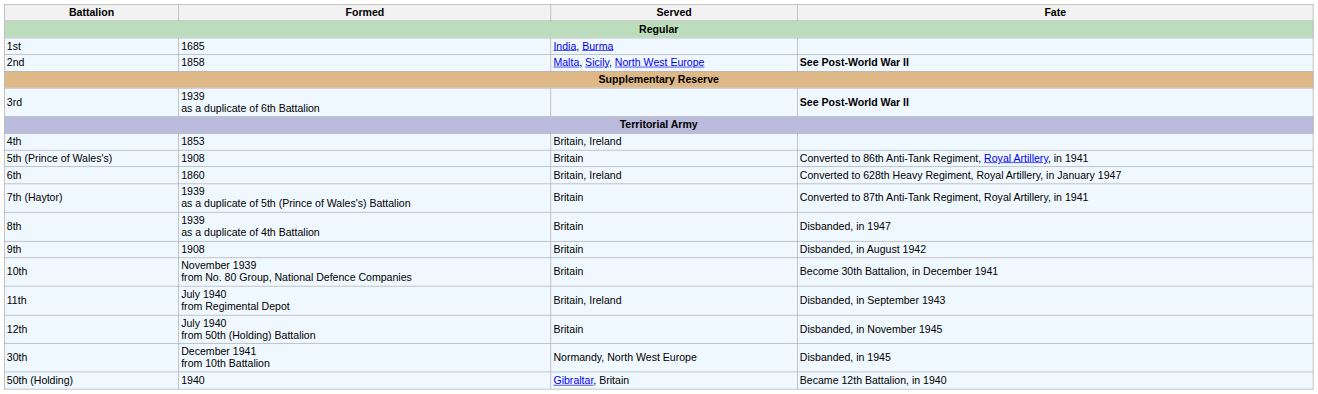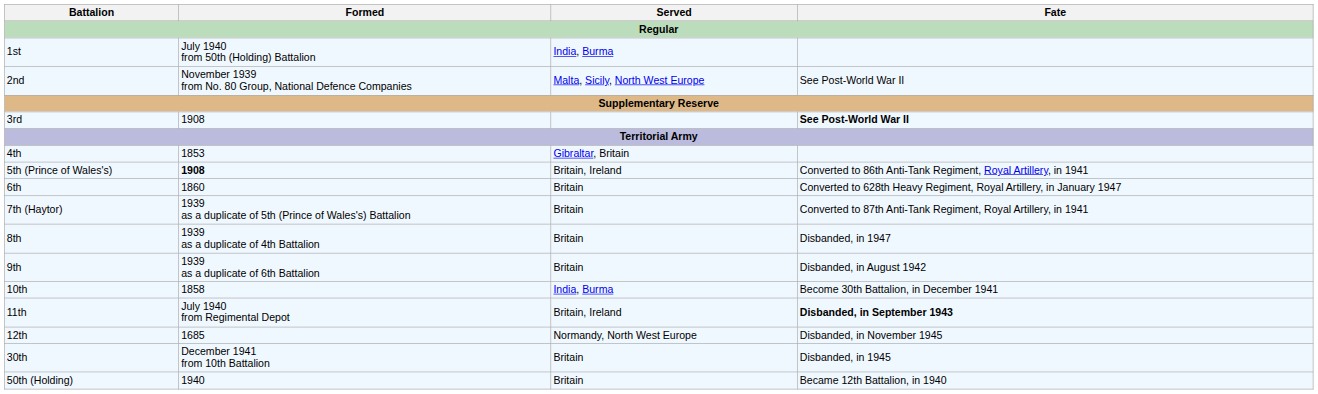(193, 46) 1685 -> (248, 52) July 1940 from 50th (Holding) Battalion
(193, 63) 1858 -> (297, 80) November 1939 from No. 80 Group, National Defence Companies
(854, 63) bold -> (852, 80) normal
(250, 102) 1939 as a duplicate of 6th Battalion -> (193, 120) 1908
(587, 141) Britain, Ireland -> (591, 153) Gibraltar, Britain
(193, 158) normal -> (193, 170) bold
(568, 158) Britain -> (587, 170) Britain, Ireland
(587, 175) Britain, Ireland -> (568, 187) Britain
(193, 249) 1908 -> (250, 267) 1939 as a duplicate of 6th Battalion
(297, 272) November 1939 from No. 80 Group, National Defence Companies -> (193, 289) 1858
(568, 272) Britain -> (583, 289) India, Burma
(873, 300) normal -> (876, 312) bold
(248, 329) July 1940 from 50th (Holding) Battalion -> (193, 335) 1685
(568, 329) Britain -> (625, 335) Normandy, North West Europe
(625, 358) Normandy, North West Europe -> (568, 358) Britain
(591, 380) Gibraltar, Britain -> (568, 380) Britain
